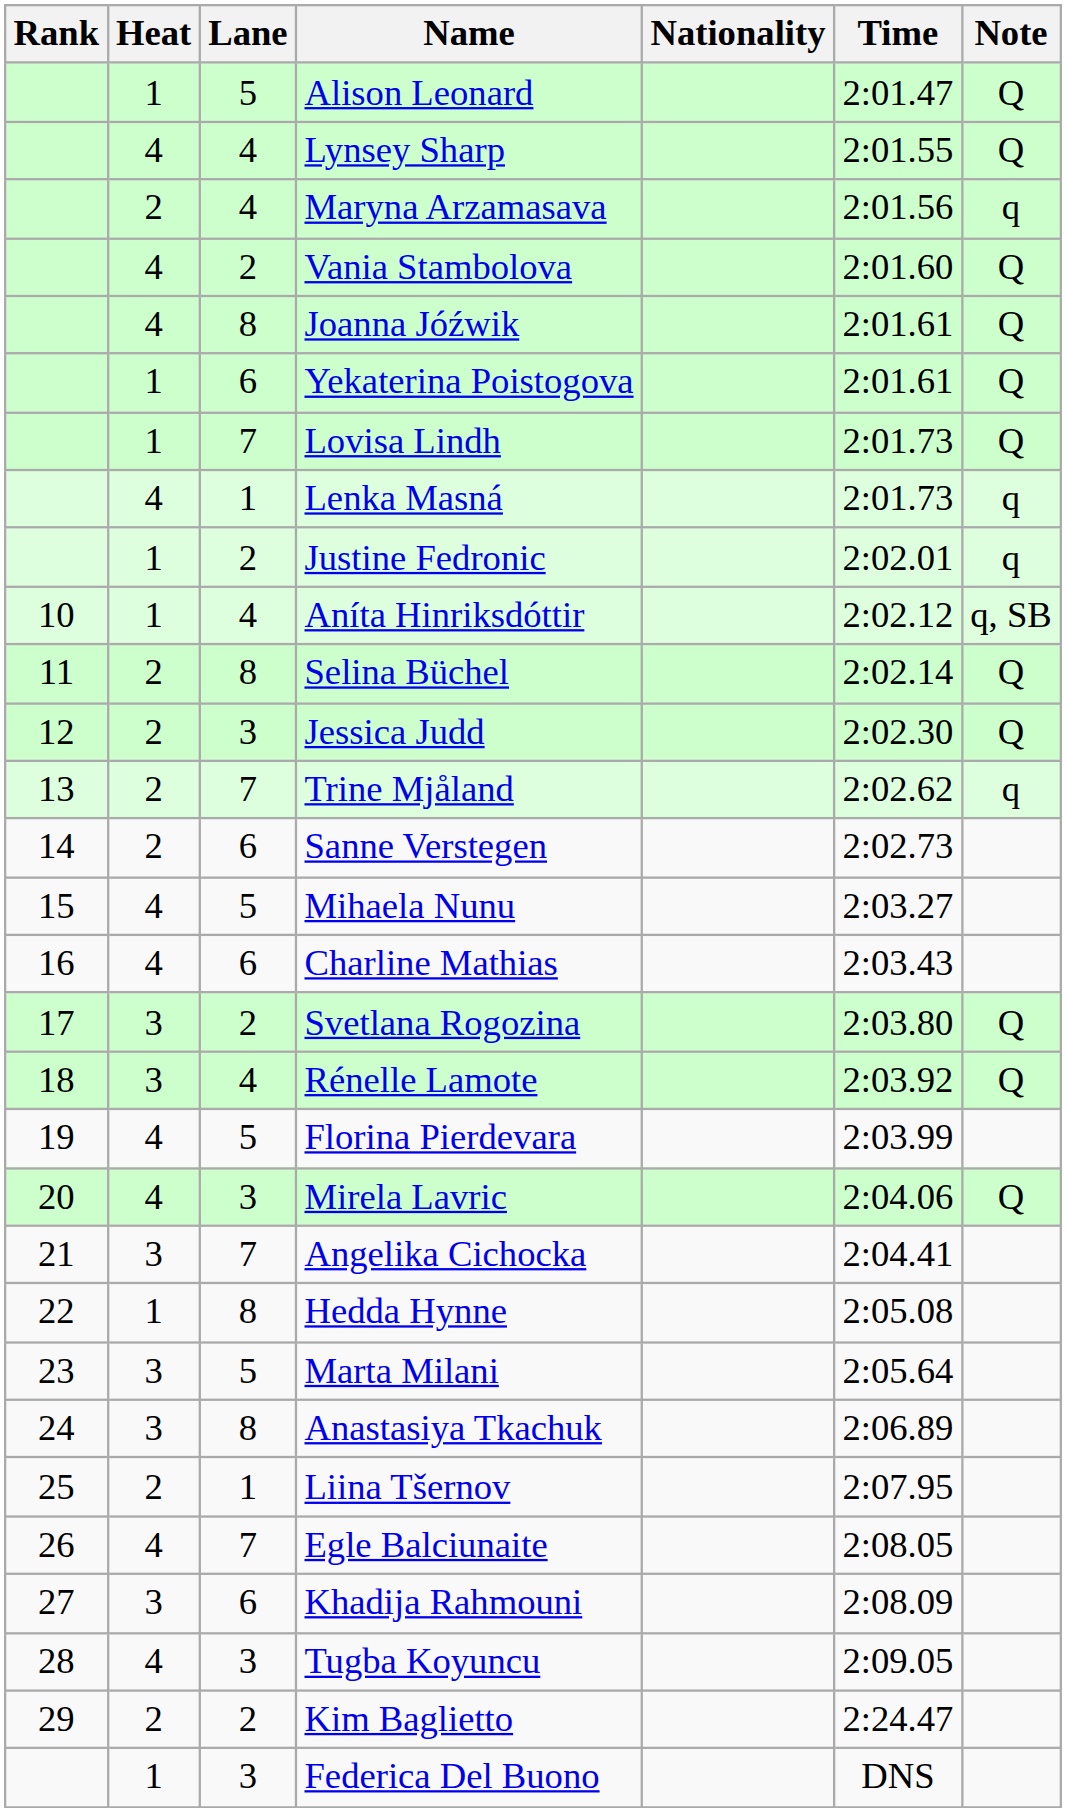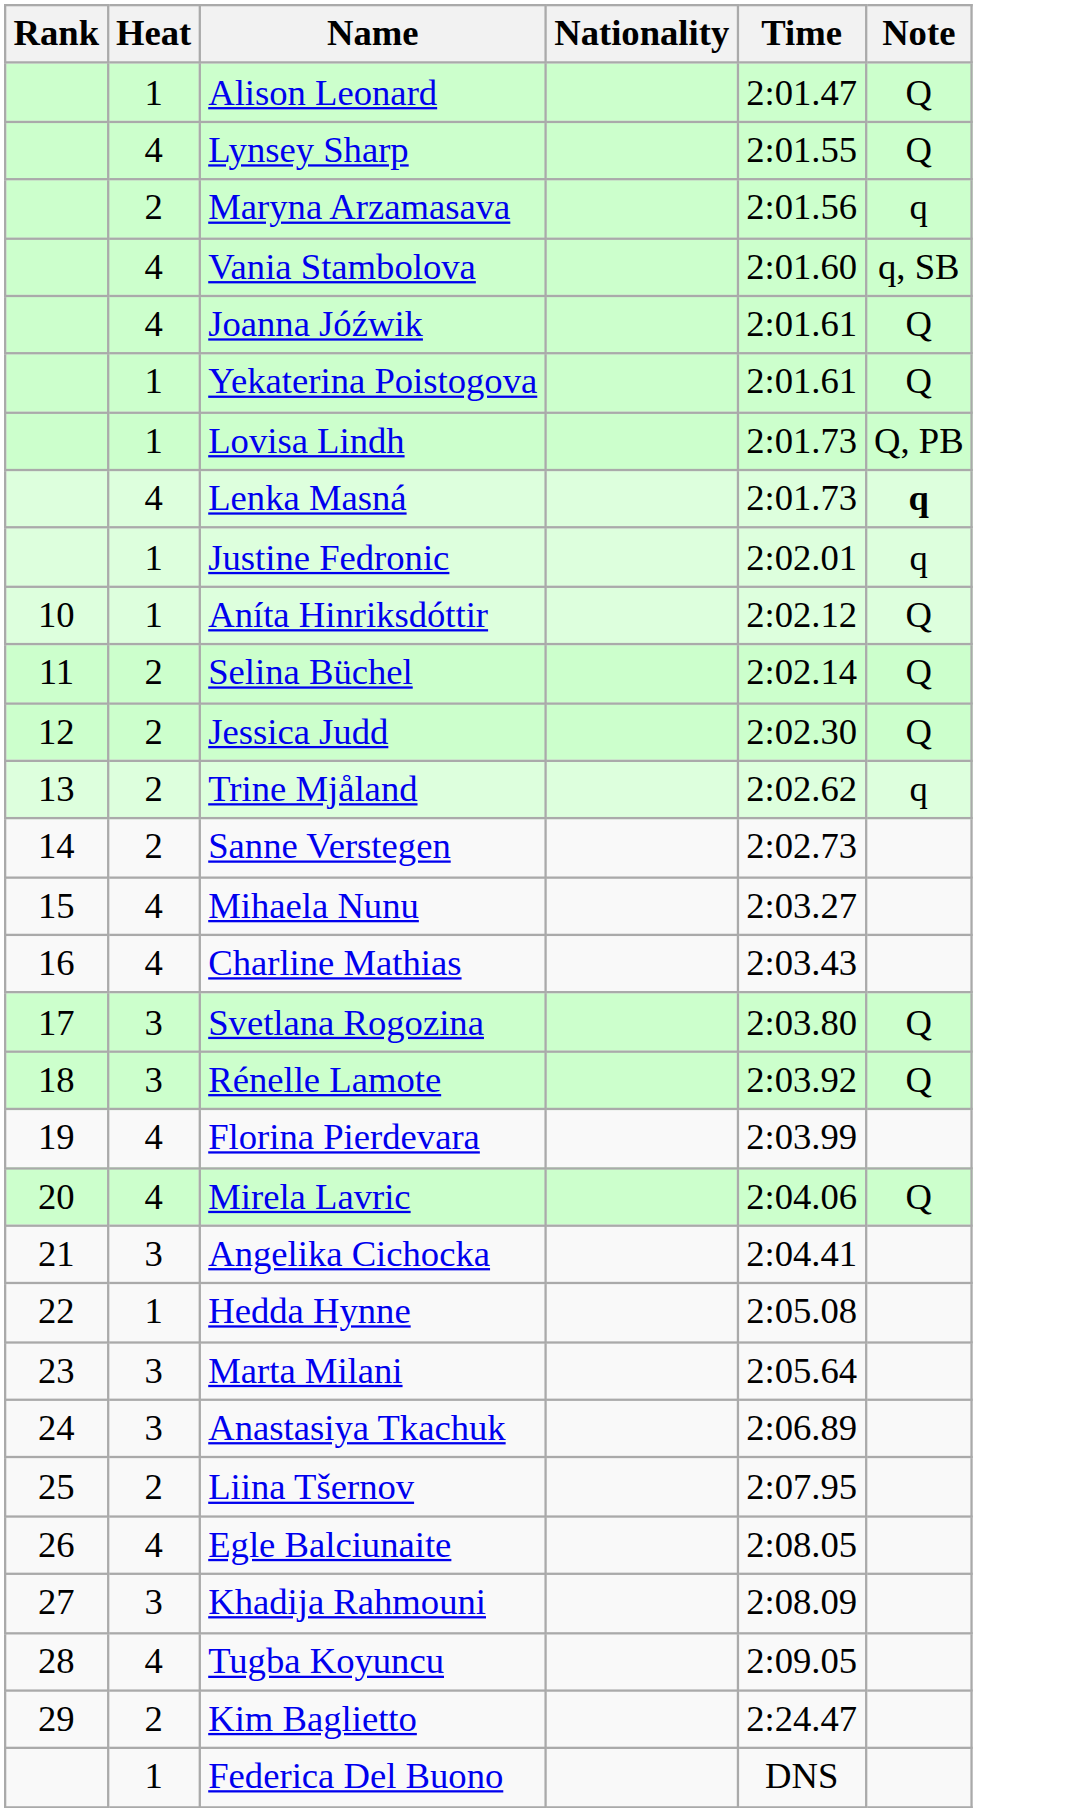- column: (248, 33)
(1011, 265) Q -> (919, 265) q, SB
(1011, 440) Q -> (919, 440) Q, PB
(1011, 498) normal -> (919, 498) bold
(1011, 614) q, SB -> (919, 614) Q
